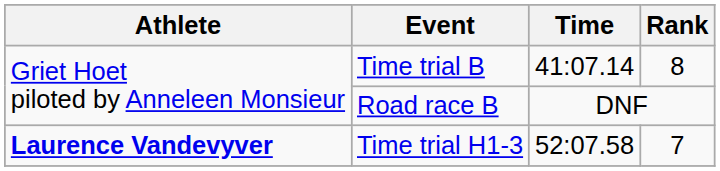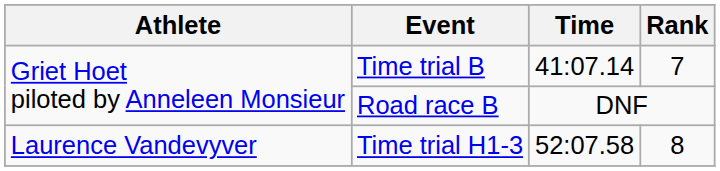(677, 66) 8 -> (677, 66) 7
(142, 146) bold -> (134, 146) normal
(677, 146) 7 -> (677, 146) 8
